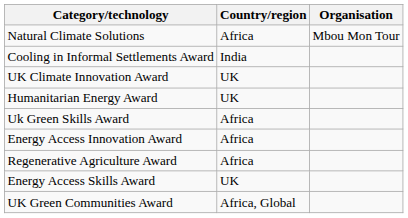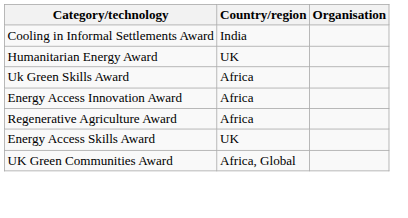- row: (76, 35)
- row: (88, 77)
